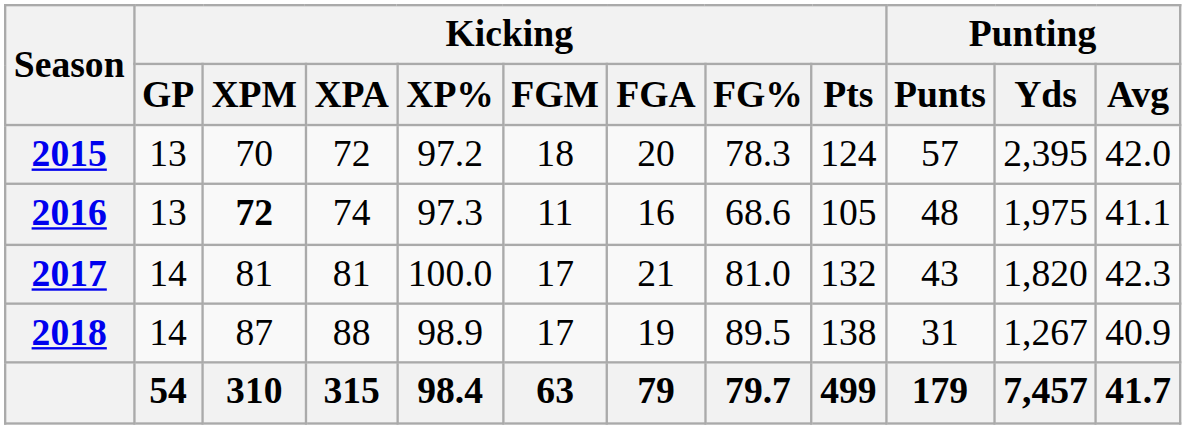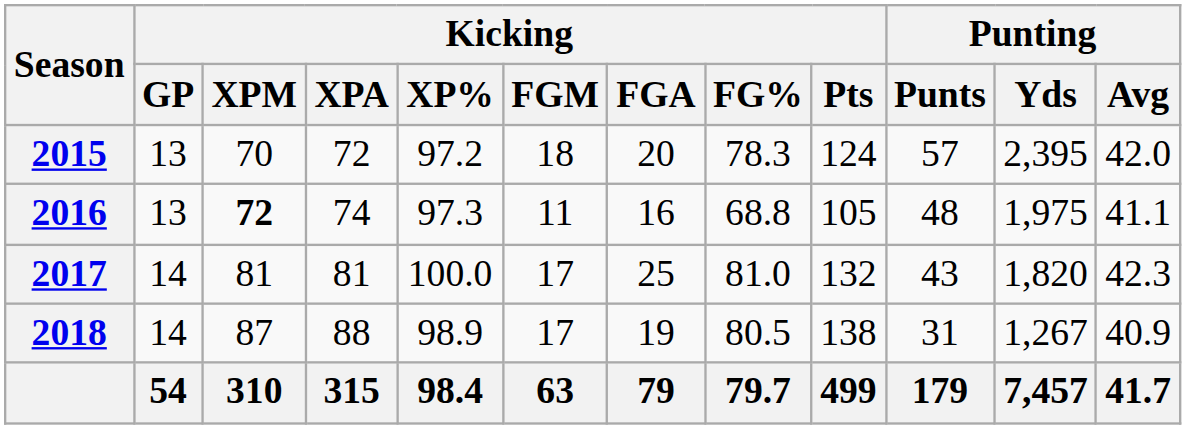(758, 213) 68.6 -> (758, 213) 68.8
(656, 272) 21 -> (656, 272) 25
(758, 332) 89.5 -> (758, 332) 80.5
